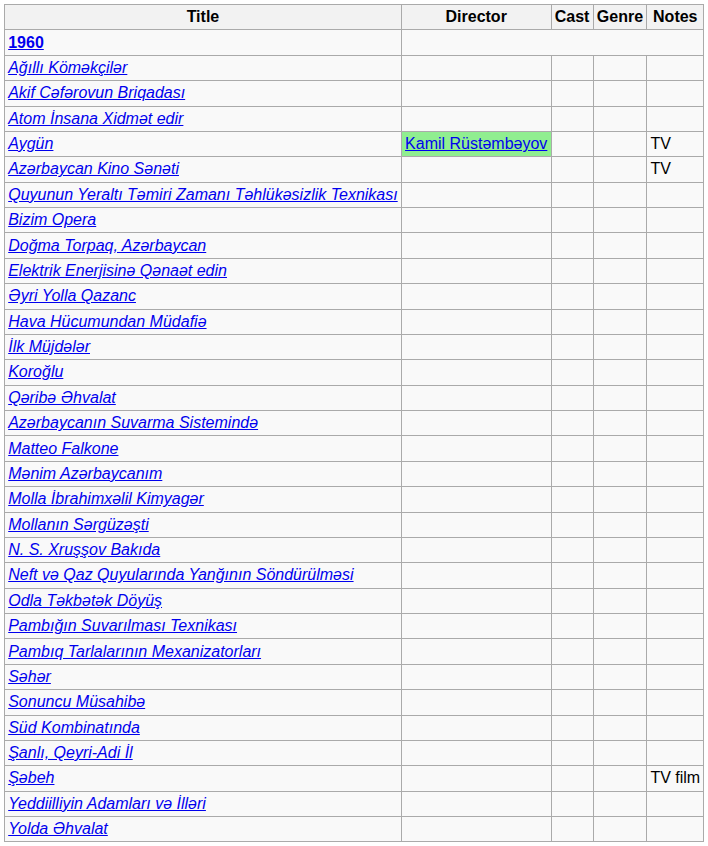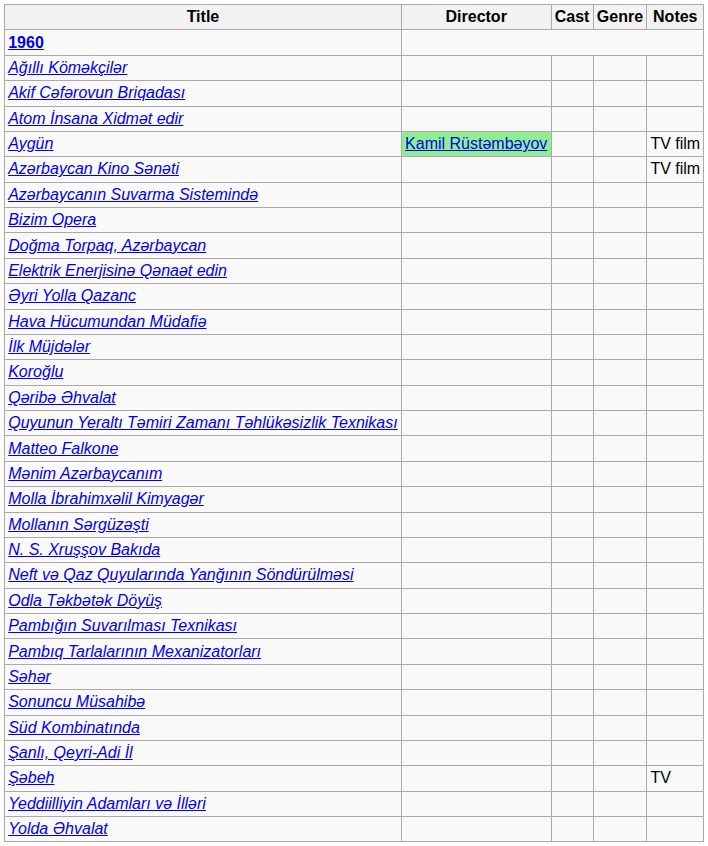(661, 144) TV -> (675, 144) TV film
(661, 169) TV -> (675, 169) TV film
rows swapped: (133, 423) <-> (203, 194)
(675, 778) TV film -> (661, 778) TV
